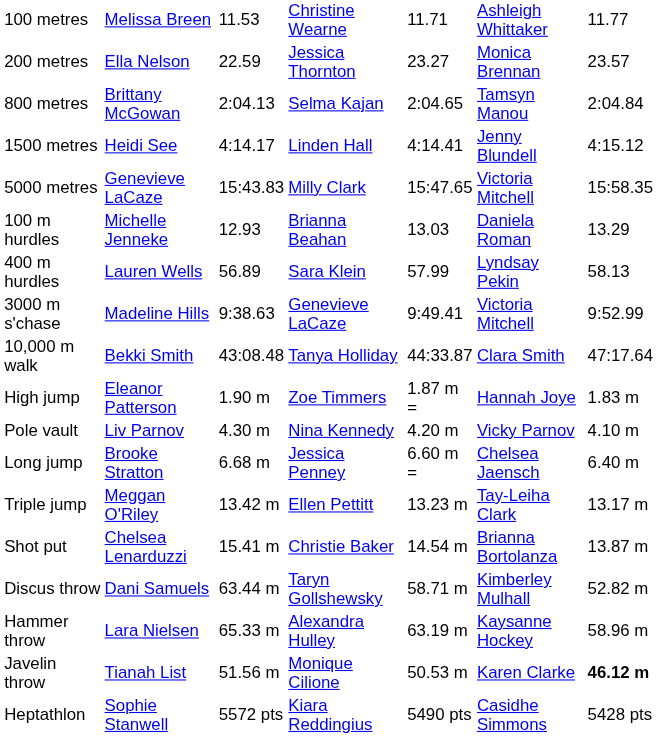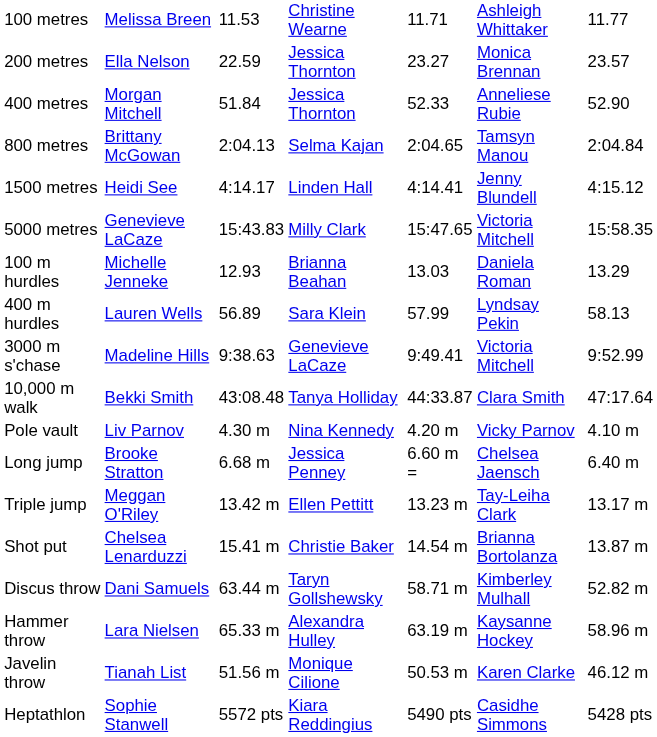+ row: (46, 104)
- row: (42, 398)
(618, 673) bold -> (618, 673) normal
